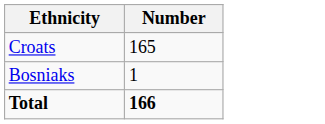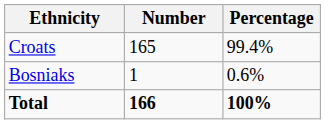+ column: (272, 18)
